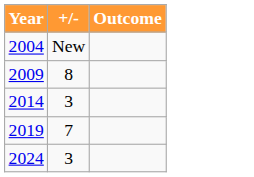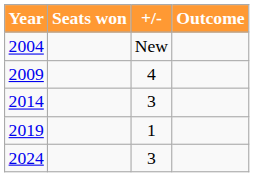+ column: (89, 18)
(69, 74) 8 -> (151, 74) 4
(69, 130) 7 -> (151, 130) 1
